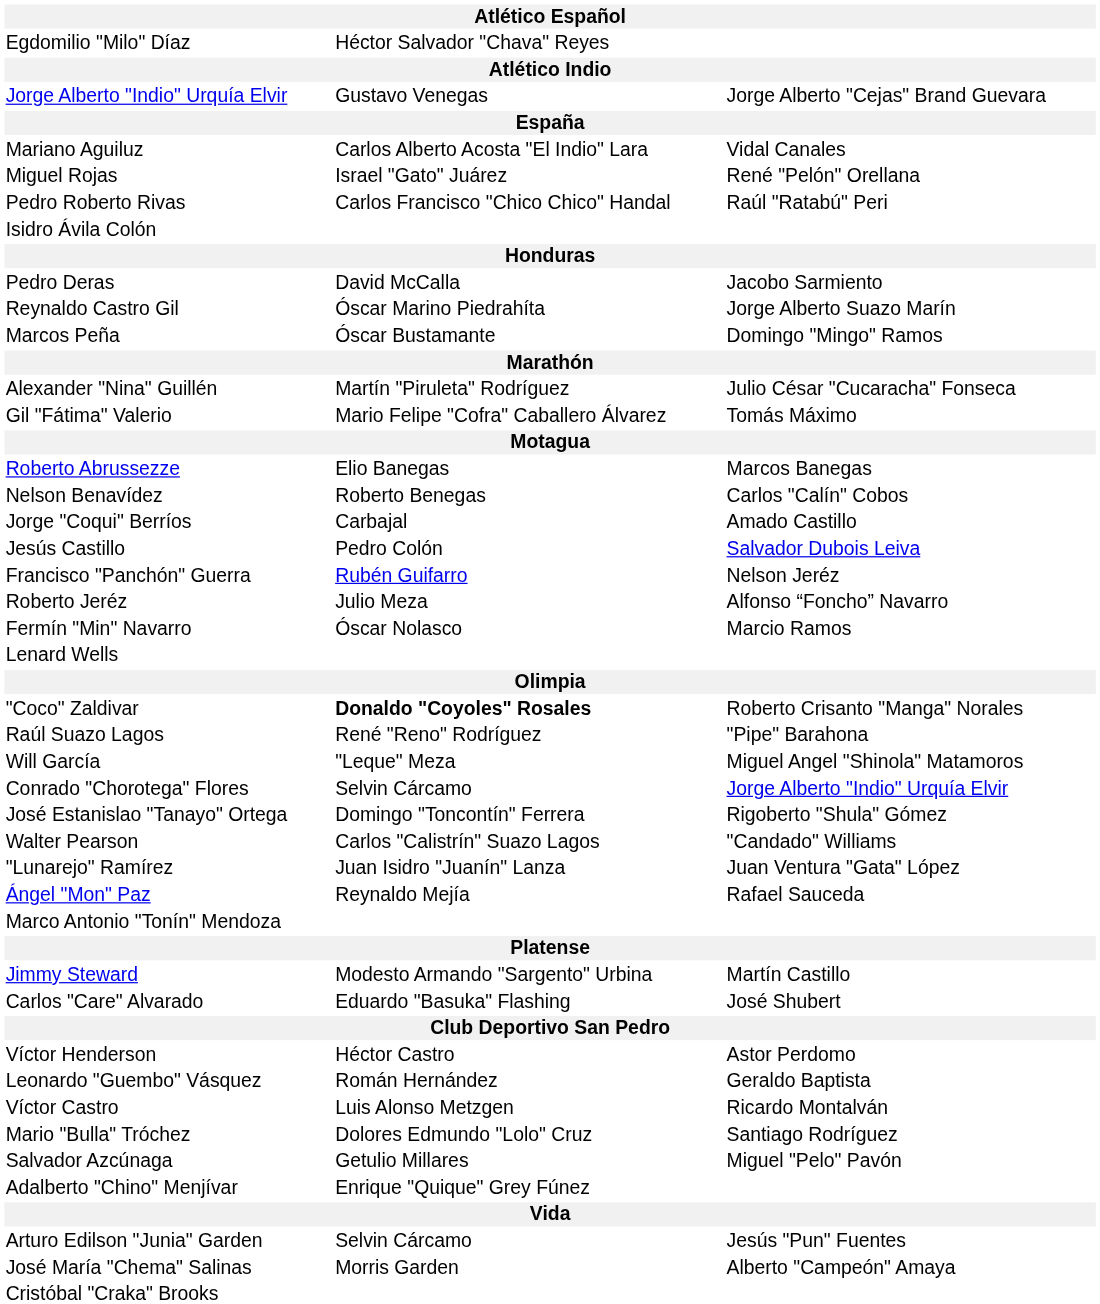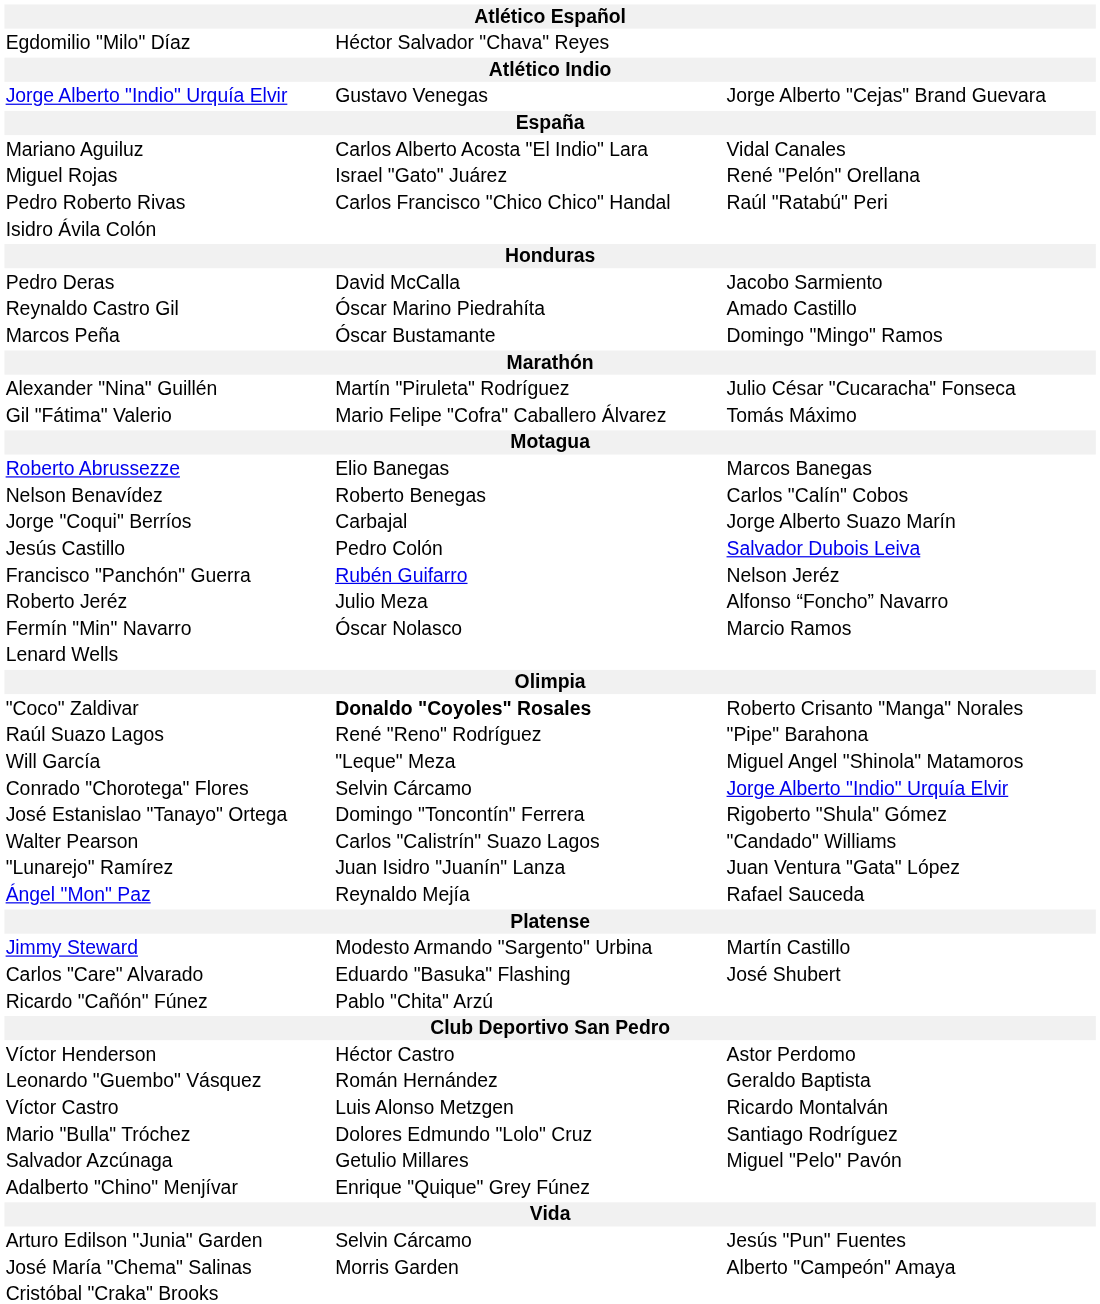(841, 309) Jorge Alberto Suazo Marín -> (792, 309) Amado Castillo
(792, 522) Amado Castillo -> (841, 522) Jorge Alberto Suazo Marín
- row: (143, 921)
+ row: (107, 1001)
